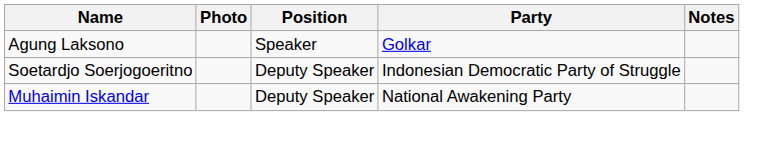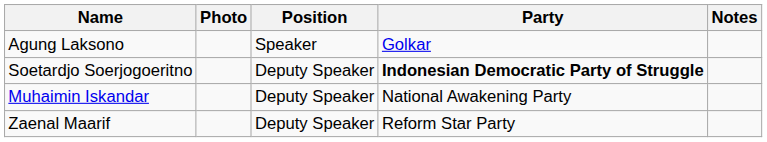(531, 70) normal -> (543, 70) bold
+ row: (59, 123)
